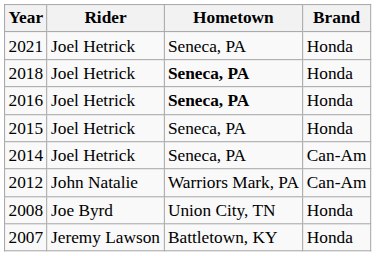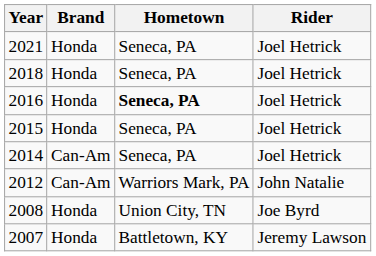columns swapped: (106, 18) <-> (337, 18)
(209, 73) bold -> (158, 73) normal
